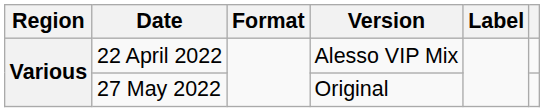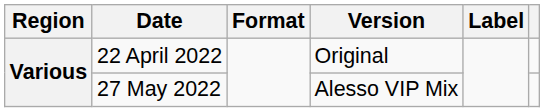(386, 55) Alesso VIP Mix -> (352, 55) Original
(352, 89) Original -> (386, 89) Alesso VIP Mix
